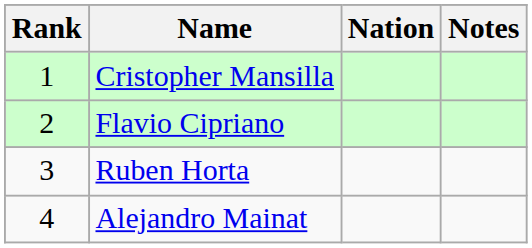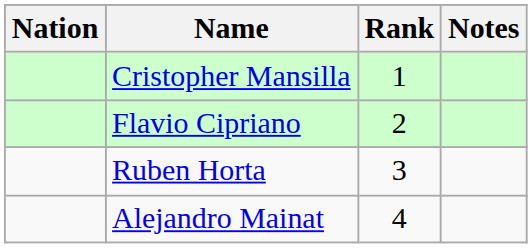columns swapped: (47, 28) <-> (391, 28)
